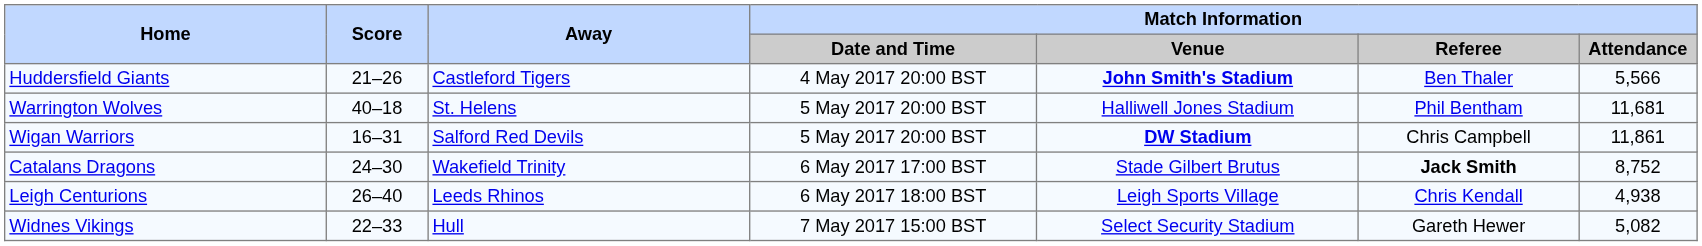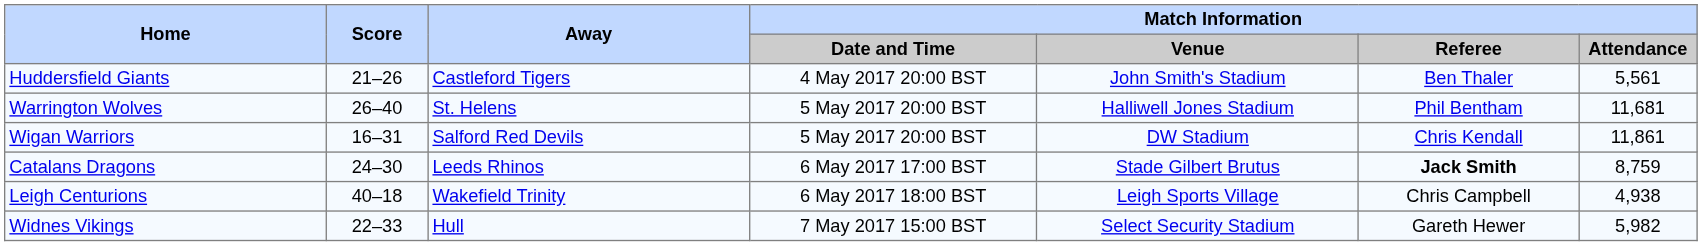(1198, 78) bold -> (1198, 78) normal
(1638, 78) 5,566 -> (1638, 78) 5,561
(377, 108) 40–18 -> (377, 108) 26–40
(1198, 137) bold -> (1198, 137) normal
(1469, 137) Chris Campbell -> (1469, 137) Chris Kendall
(499, 167) Wakefield Trinity -> (488, 167) Leeds Rhinos
(1638, 167) 8,752 -> (1638, 167) 8,759
(377, 196) 26–40 -> (377, 196) 40–18
(488, 196) Leeds Rhinos -> (499, 196) Wakefield Trinity
(1469, 196) Chris Kendall -> (1469, 196) Chris Campbell
(1638, 226) 5,082 -> (1638, 226) 5,982
